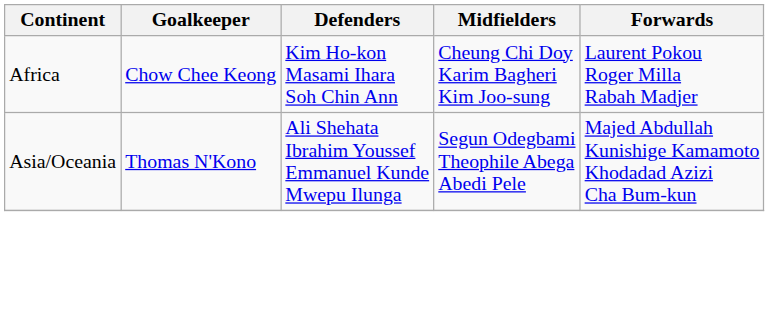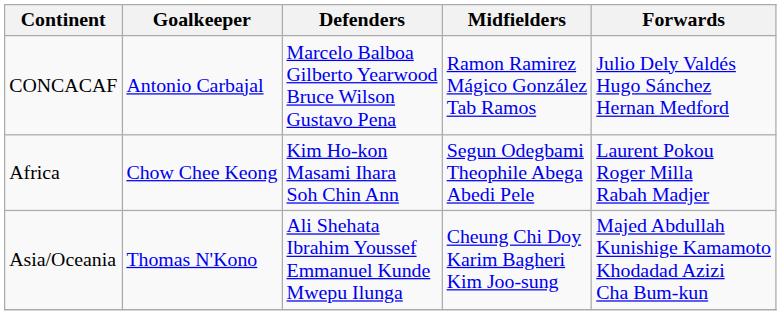+ row: (63, 85)
(506, 74) Cheung Chi Doy Karim Bagheri Kim Joo-sung -> (515, 172) Segun Odegbami Theophile Abega Abedi Pele
(507, 161) Segun Odegbami Theophile Abega Abedi Pele -> (514, 259) Cheung Chi Doy Karim Bagheri Kim Joo-sung
